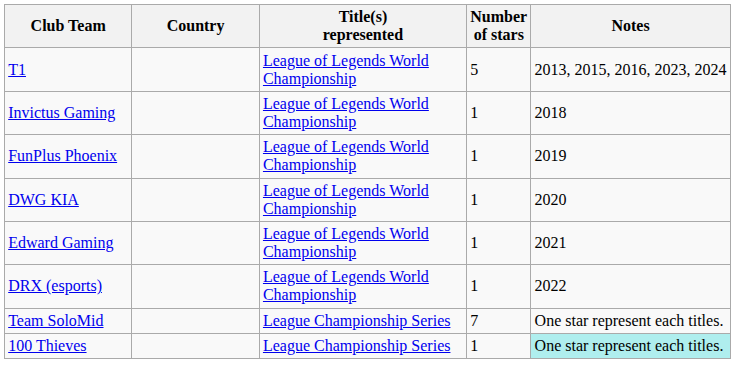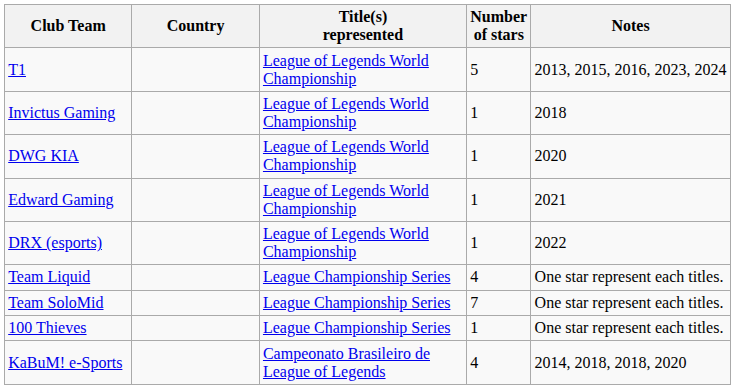- row: (63, 156)
+ row: (49, 277)
(629, 346) paleturquoise background -> (629, 328) no background
+ row: (65, 362)
